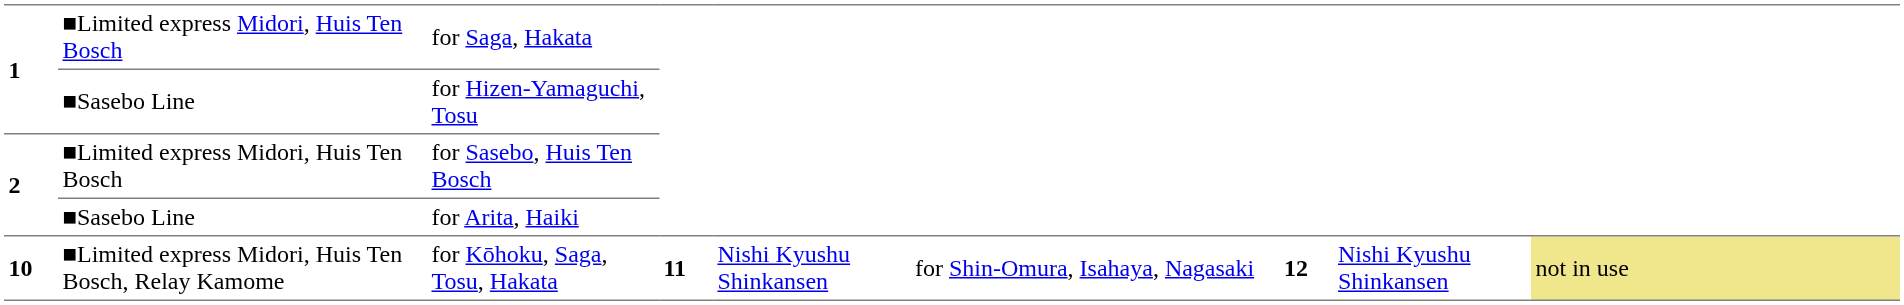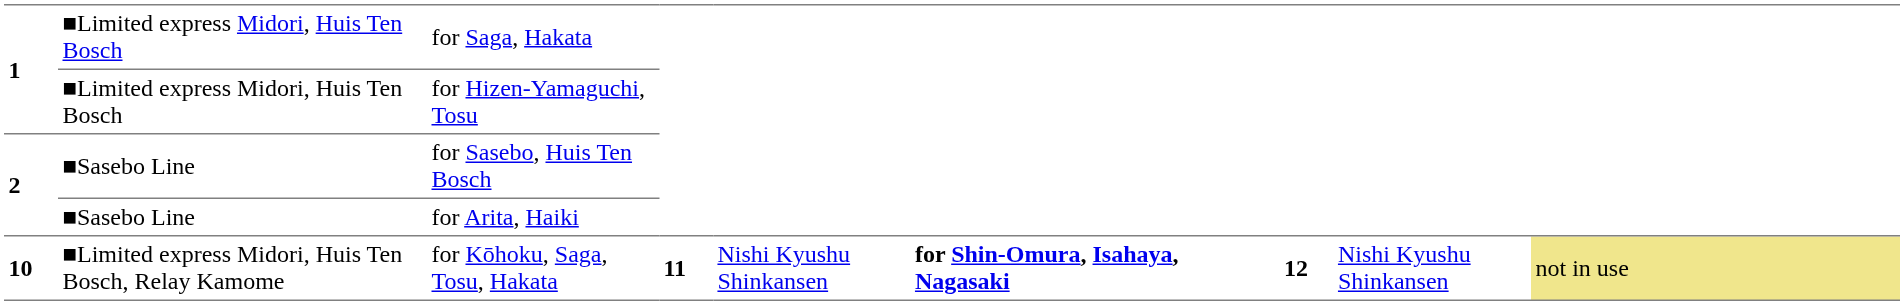(129, 101) ■Sasebo Line -> (232, 101) ■Limited express Midori, Huis Ten Bosch
(232, 165) ■Limited express Midori, Huis Ten Bosch -> (129, 165) ■Sasebo Line
(1085, 267) normal -> (1047, 267) bold
